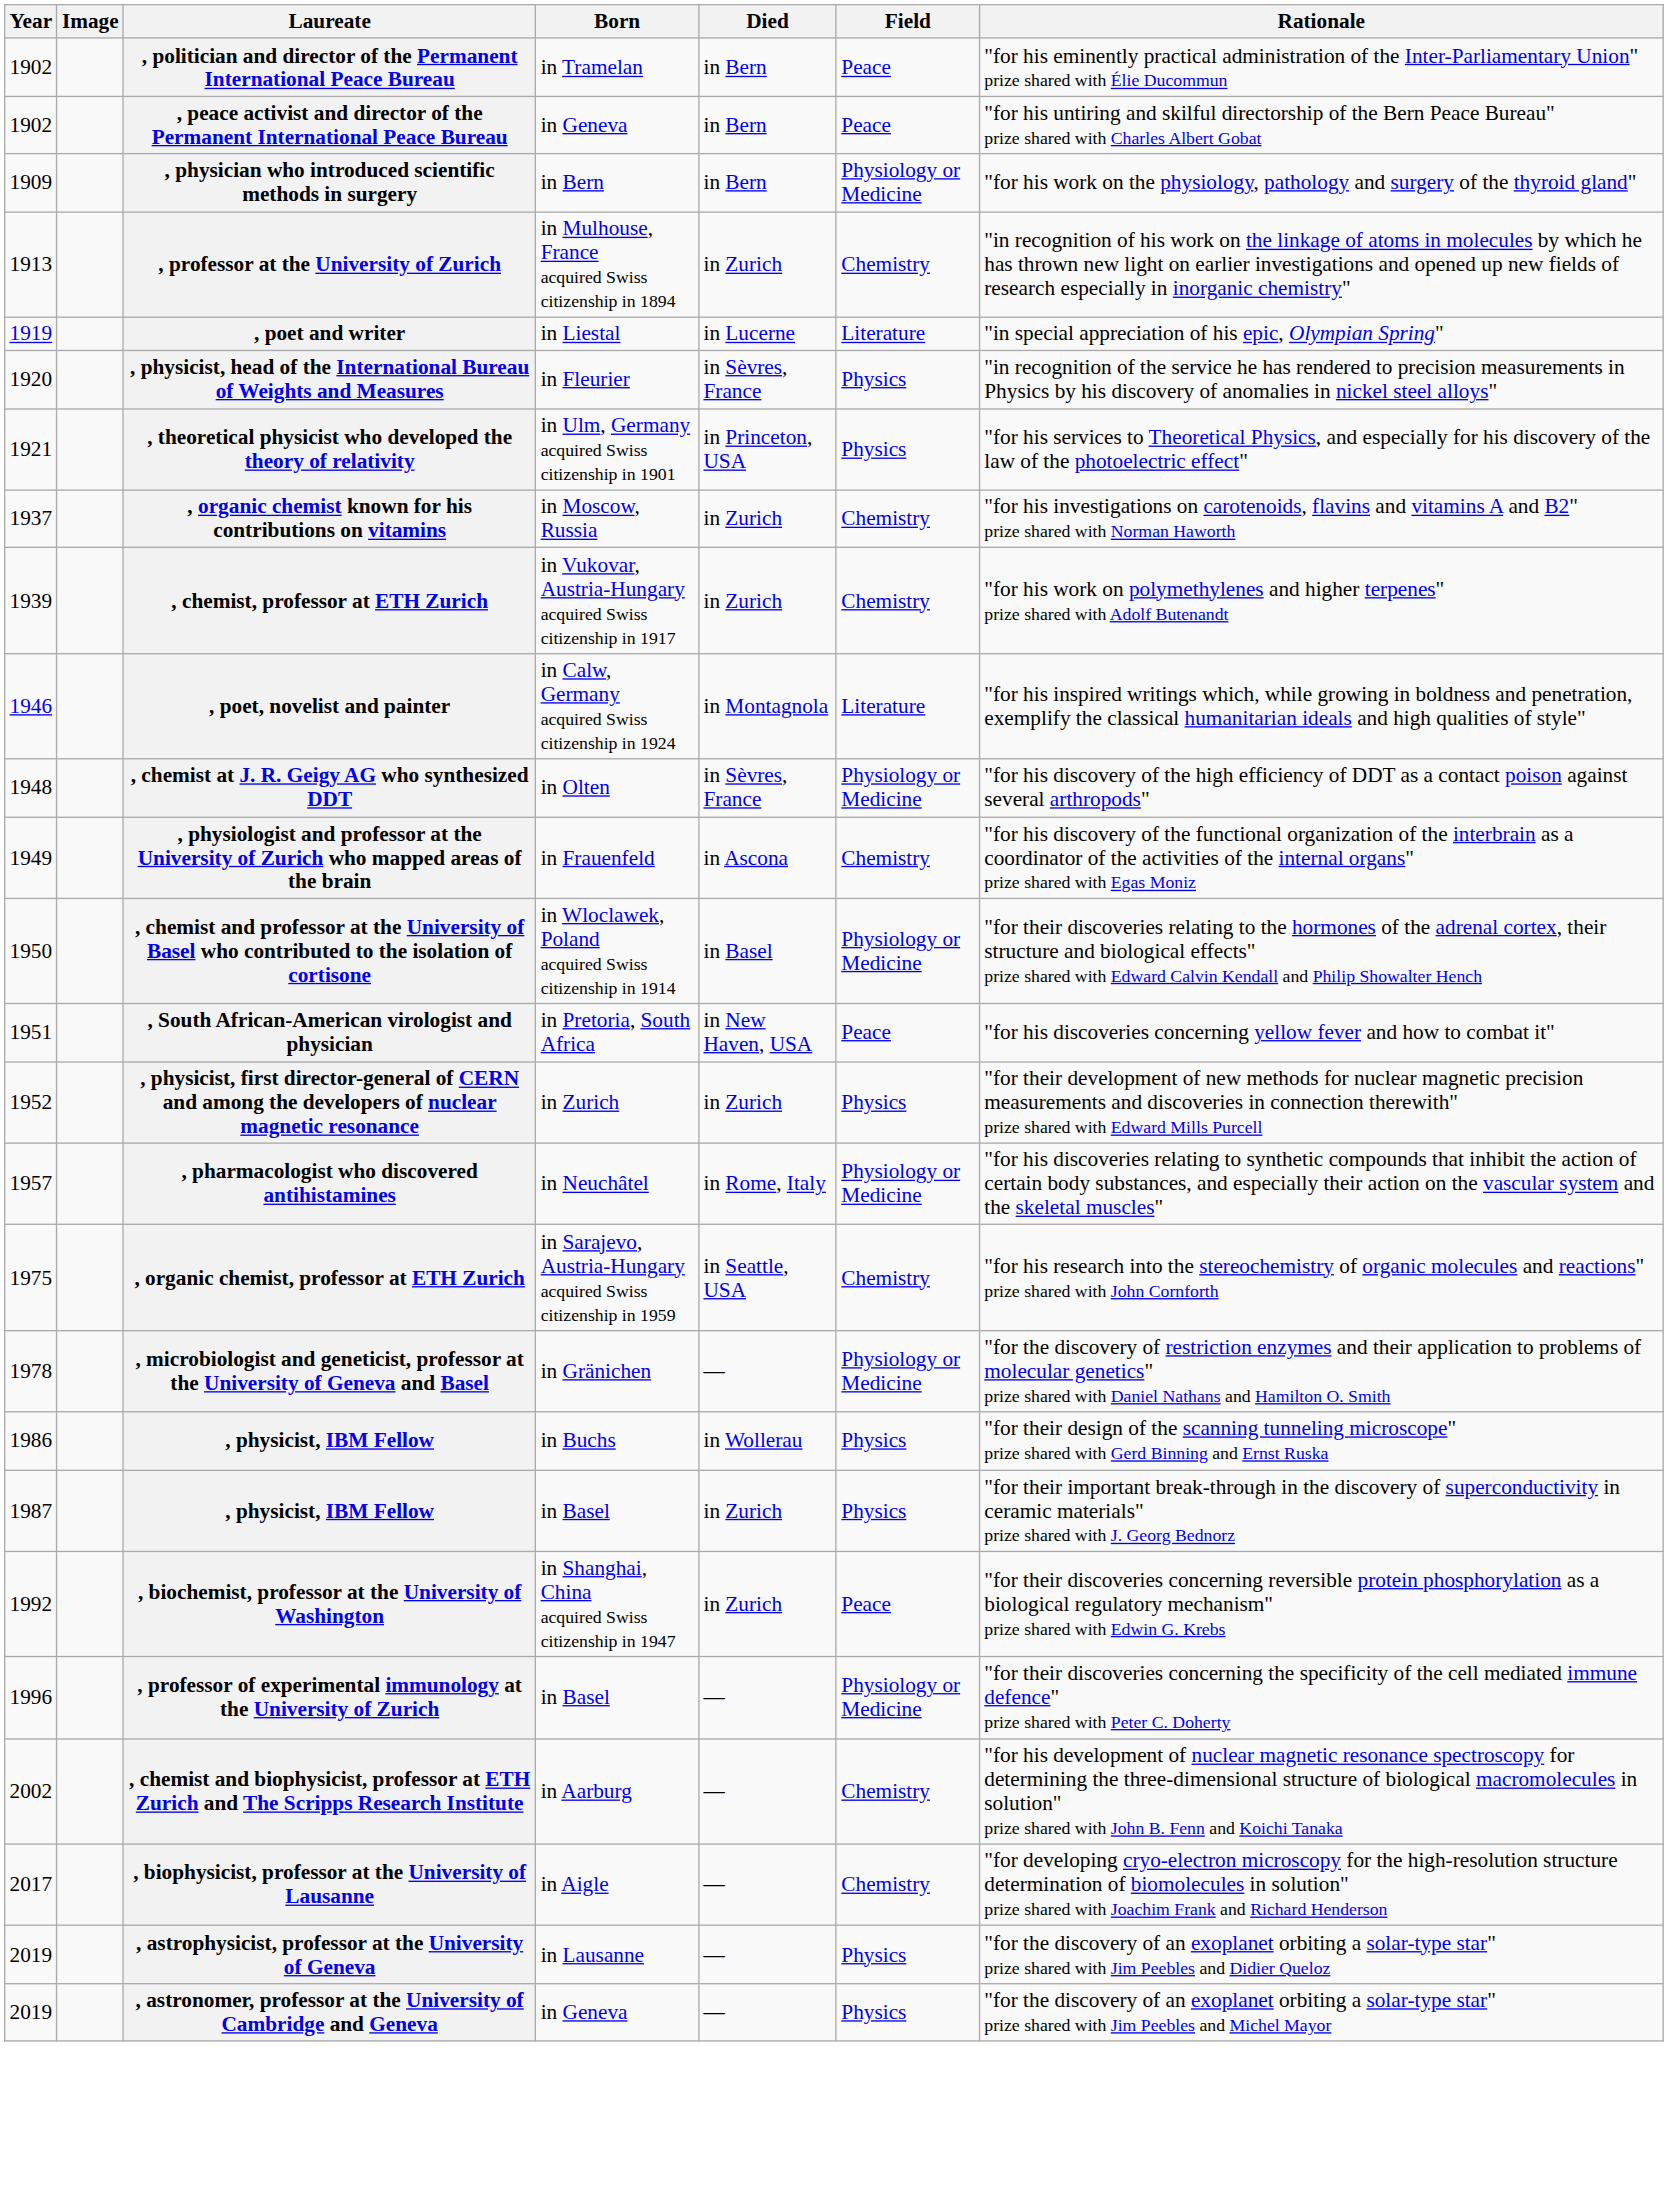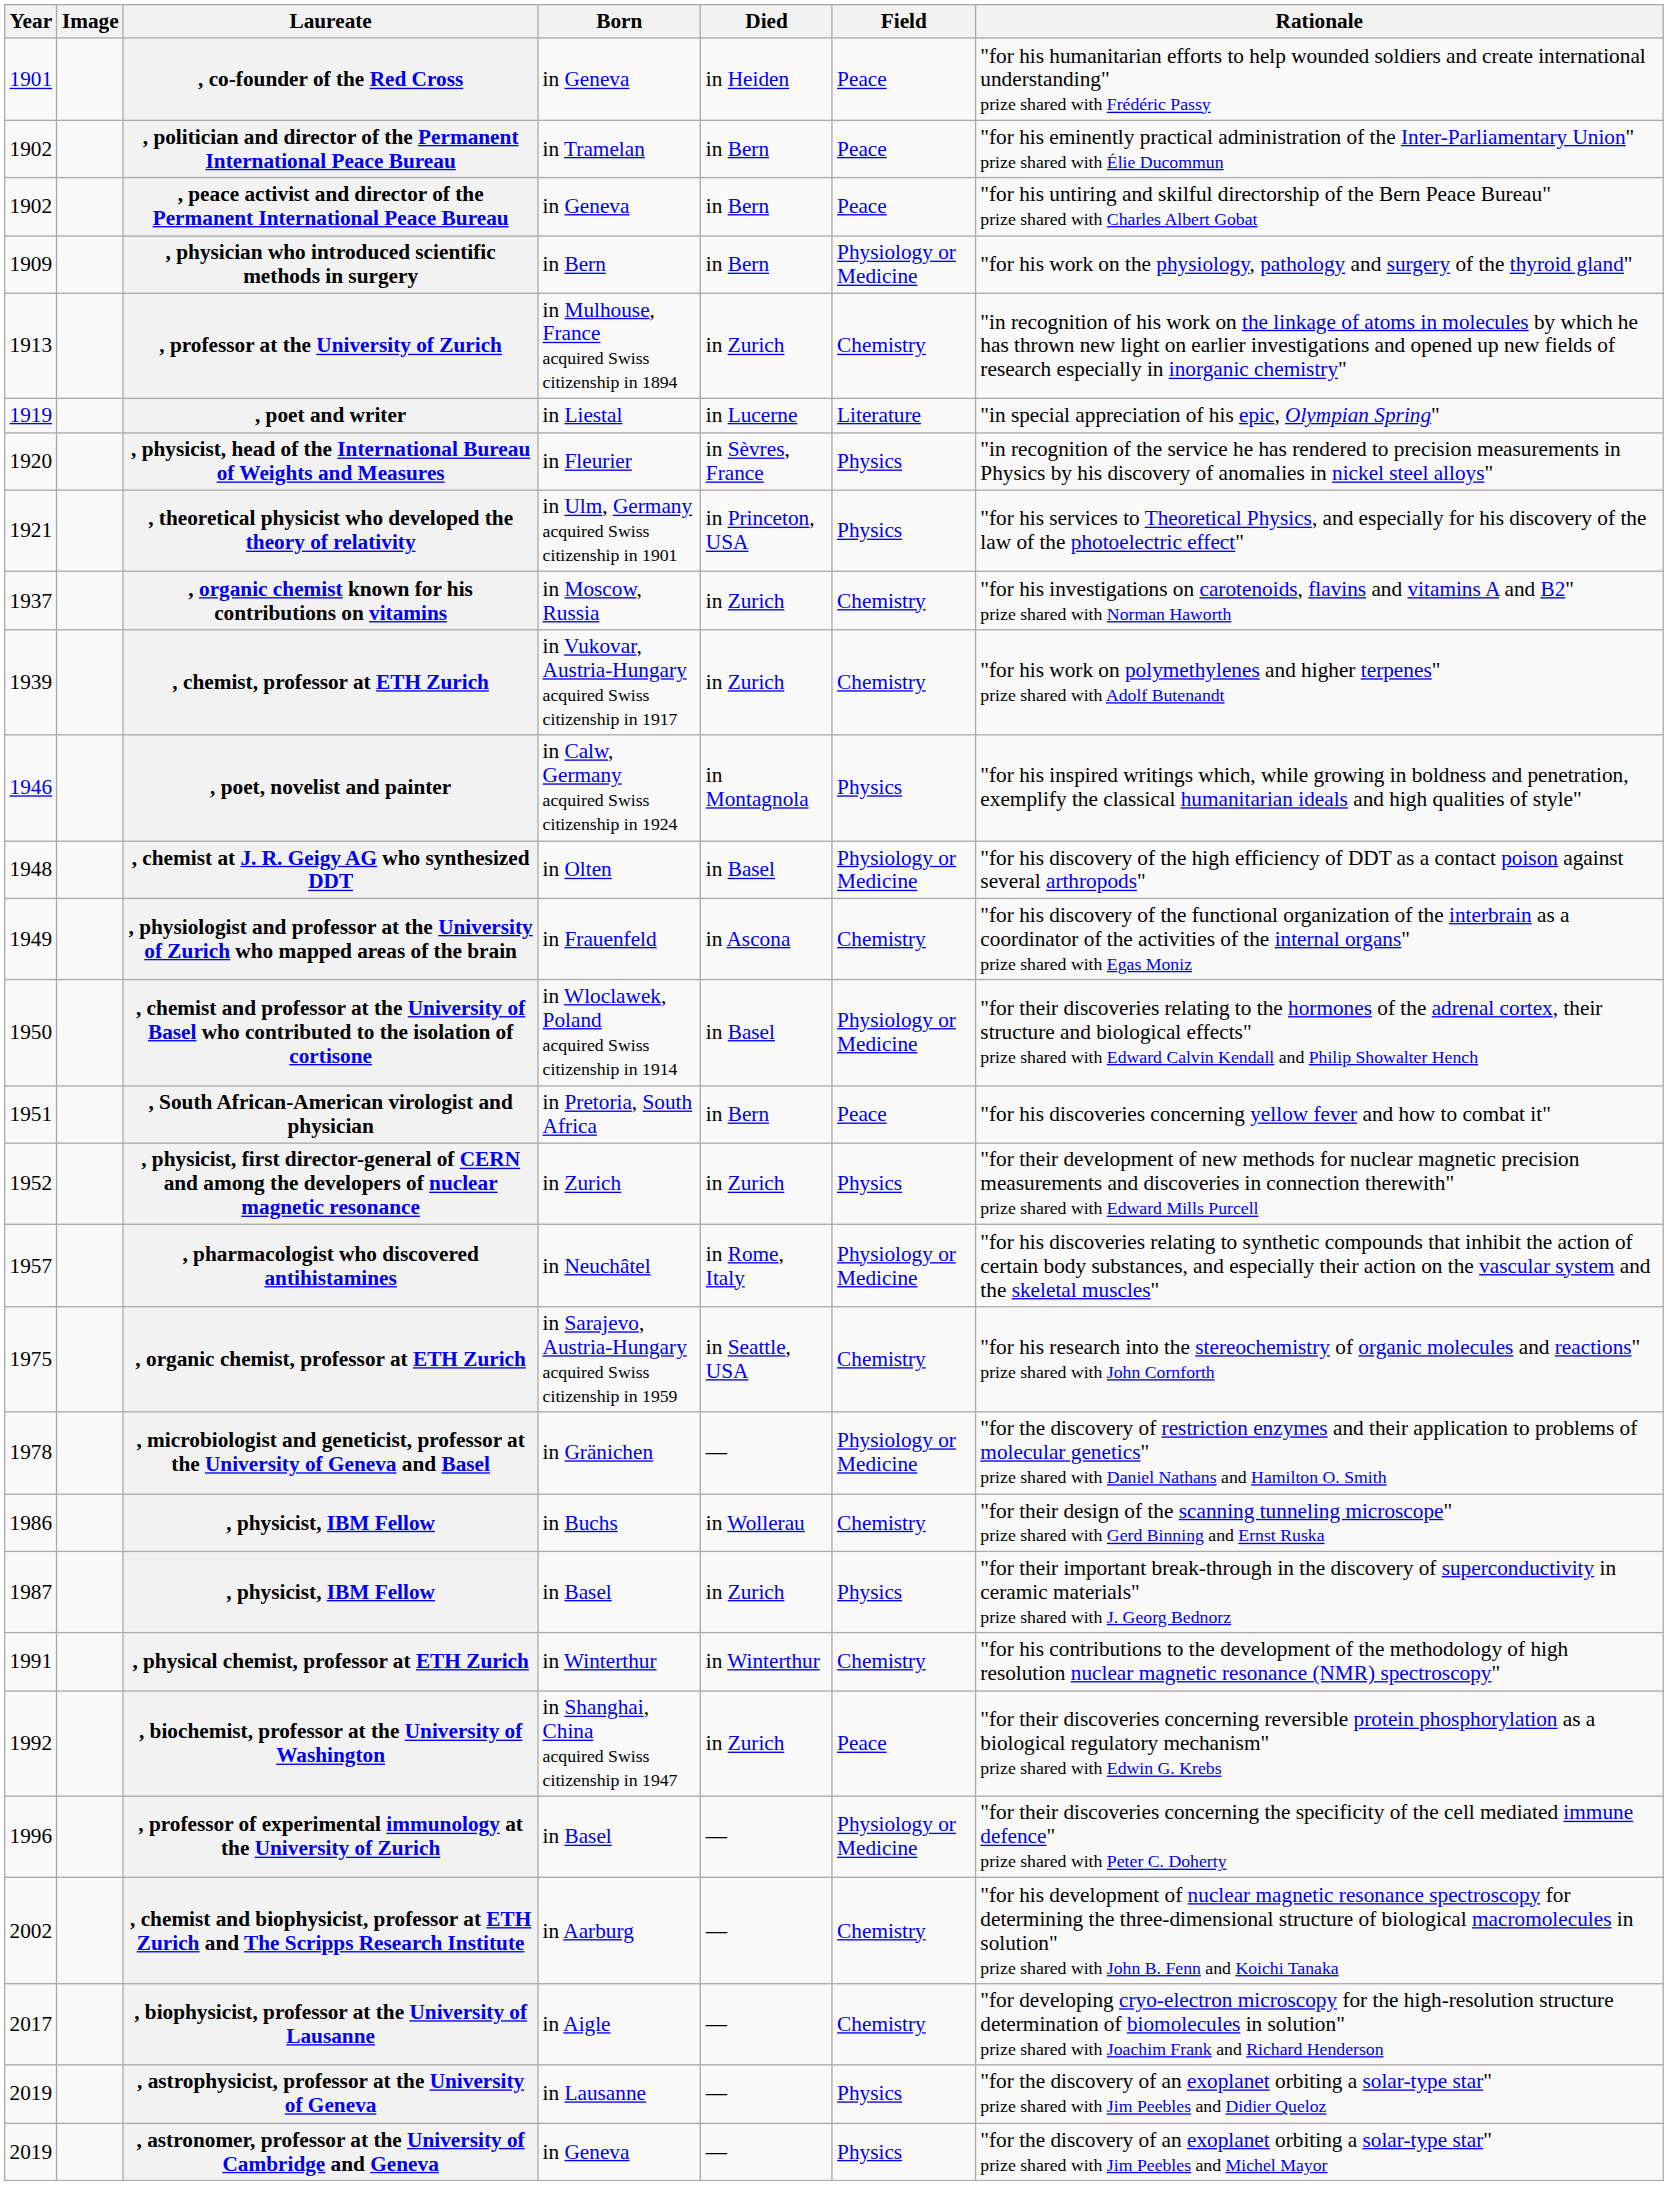+ row: (31, 79)
(883, 705) Literature -> (870, 787) Physics
(745, 787) in Sèvres, France -> (740, 869) in Basel
(758, 1032) in New Haven, USA -> (737, 1114) in Bern
(874, 1440) Physics -> (881, 1522) Chemistry
+ row: (31, 1661)
